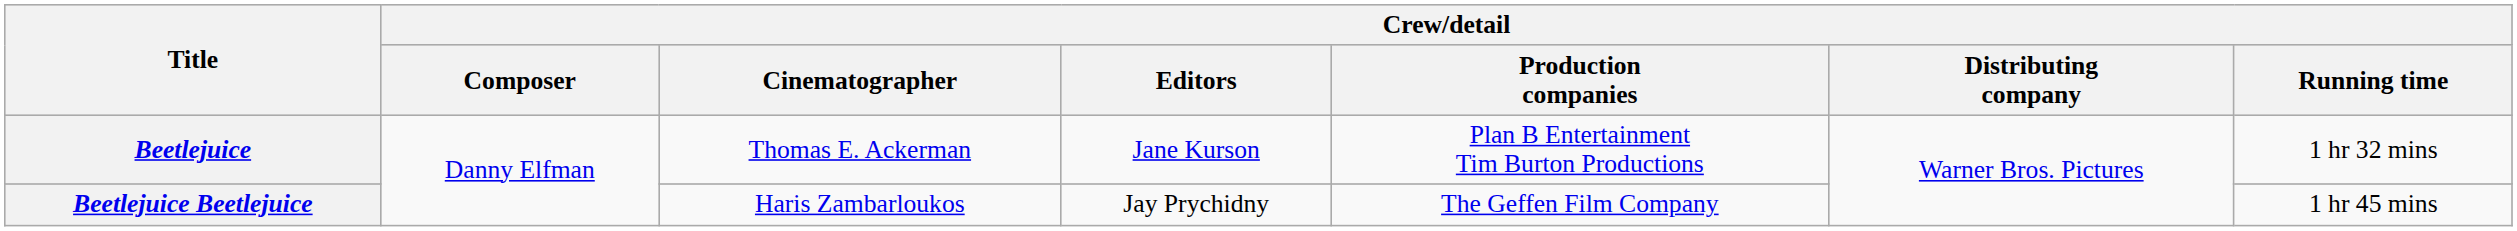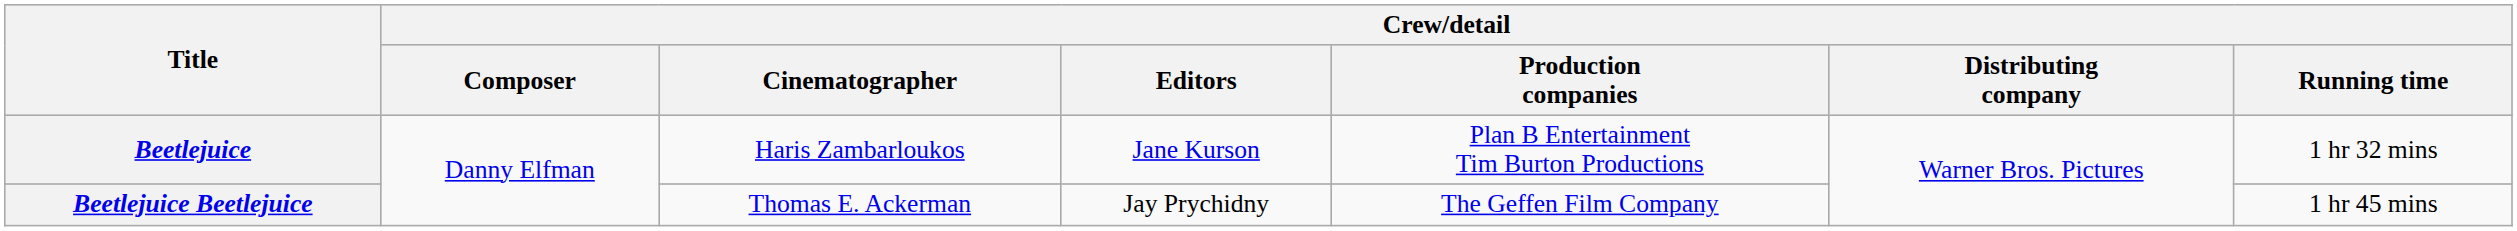(860, 149) Thomas E. Ackerman -> (860, 149) Haris Zambarloukos
(860, 204) Haris Zambarloukos -> (860, 204) Thomas E. Ackerman
